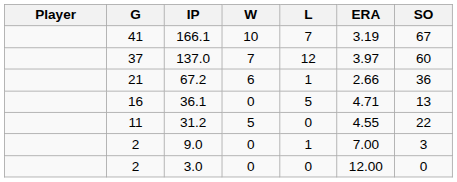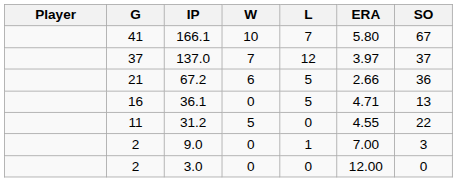(366, 36) 3.19 -> (366, 36) 5.80
(423, 58) 60 -> (423, 58) 37
(308, 79) 1 -> (308, 79) 5
